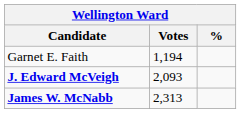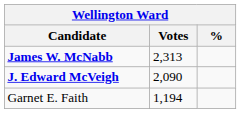rows swapped: (60, 98) <-> (48, 56)
(168, 77) 2,093 -> (168, 77) 2,090
